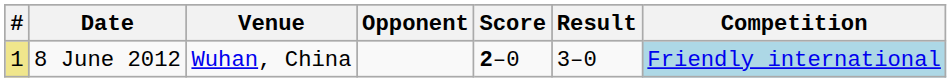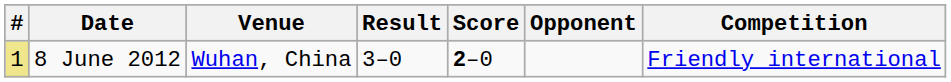columns swapped: (415, 23) <-> (597, 23)
(794, 59) lightblue background -> (794, 59) no background
